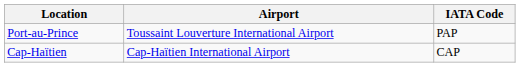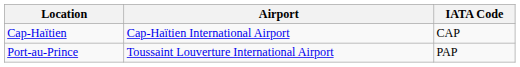rows swapped: (37, 52) <-> (43, 33)
